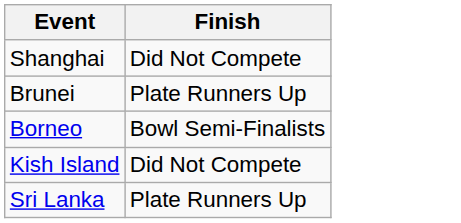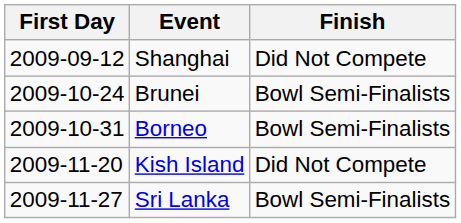+ column: (67, 22)
(218, 93) Plate Runners Up -> (352, 93) Bowl Semi-Finalists
(218, 199) Plate Runners Up -> (352, 199) Bowl Semi-Finalists
